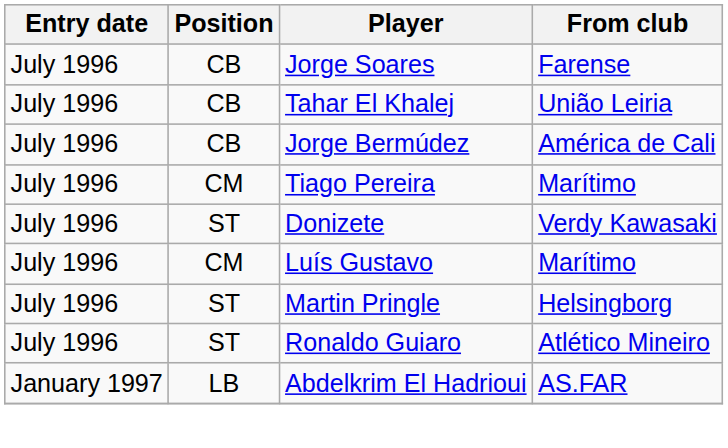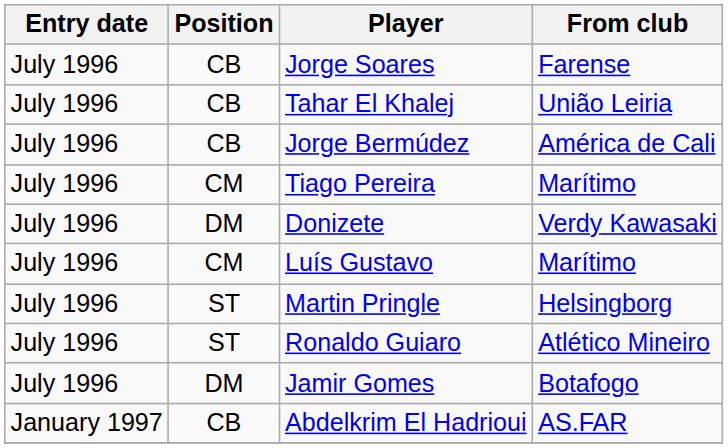(224, 223) ST -> (224, 223) DM
+ row: (360, 382)
(224, 382) LB -> (224, 422) CB
